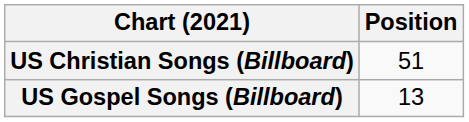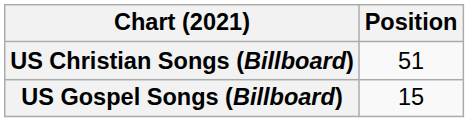(411, 97) 13 -> (411, 97) 15
